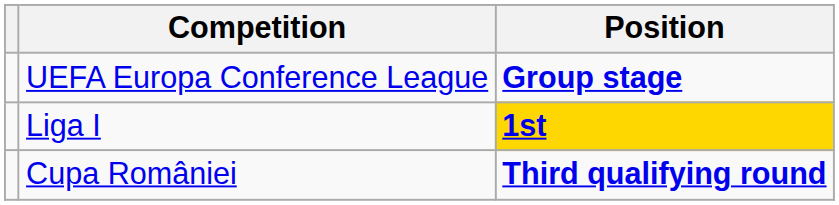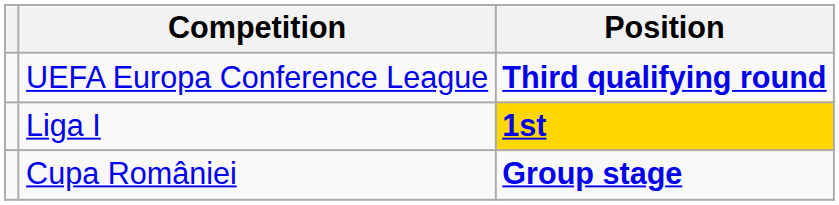(592, 77) Group stage -> (664, 77) Third qualifying round
(664, 174) Third qualifying round -> (592, 174) Group stage
